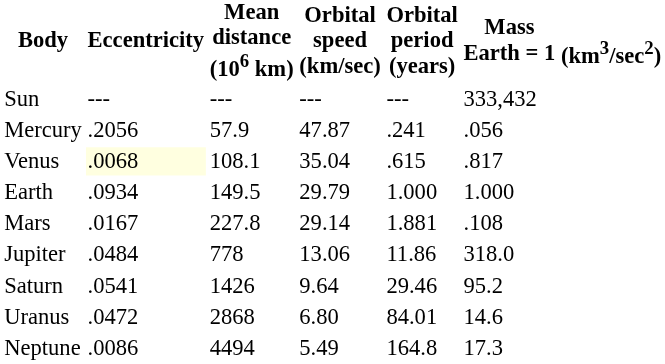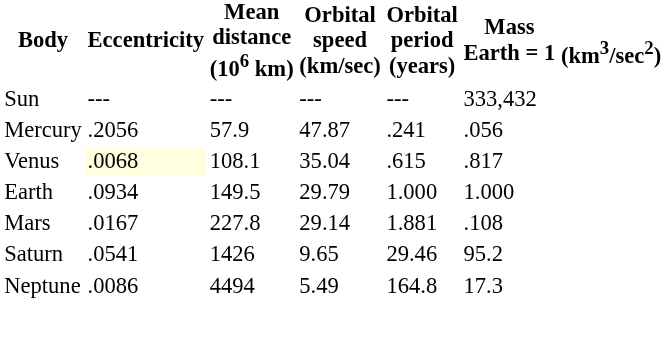- row: (35, 254)
(319, 285) 9.64 -> (319, 254) 9.65
- row: (37, 316)
